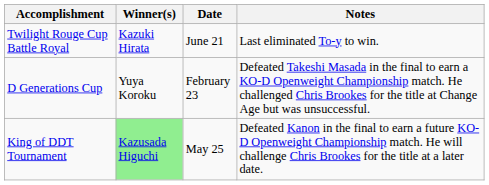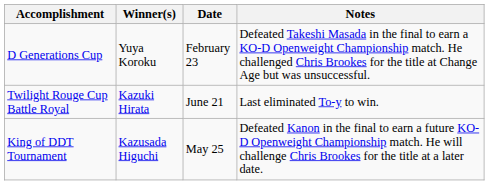rows swapped: (55, 87) <-> (57, 40)
(142, 149) lightgreen background -> (142, 149) no background
